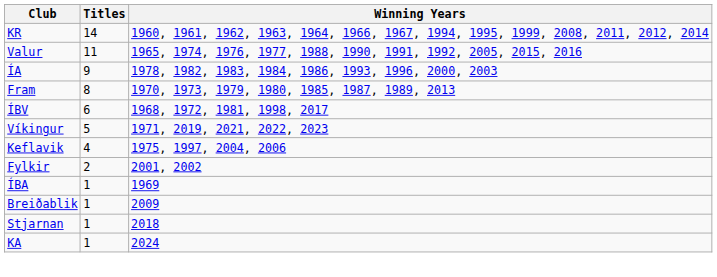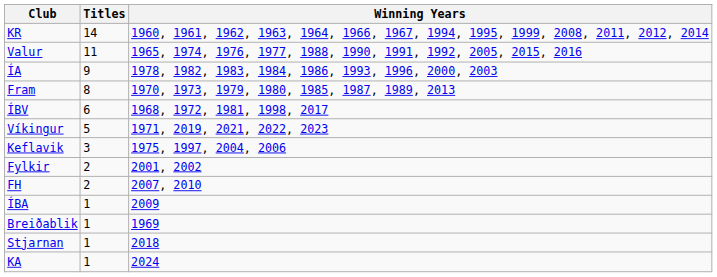(87, 147) 4 -> (87, 147) 3
+ row: (14, 186)
(145, 186) 1969 -> (145, 205) 2009
(145, 205) 2009 -> (145, 224) 1969
